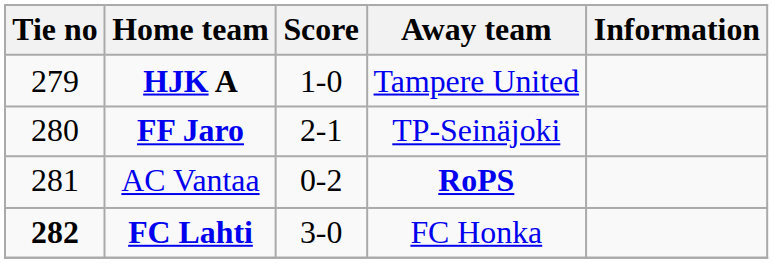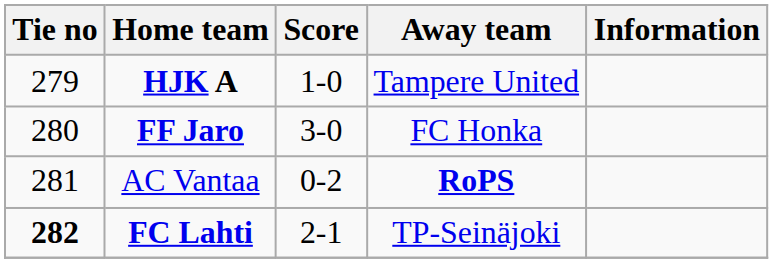(321, 130) 2-1 -> (321, 130) 3-0
(476, 130) TP-Seinäjoki -> (476, 130) FC Honka
(321, 231) 3-0 -> (321, 231) 2-1
(476, 231) FC Honka -> (476, 231) TP-Seinäjoki
